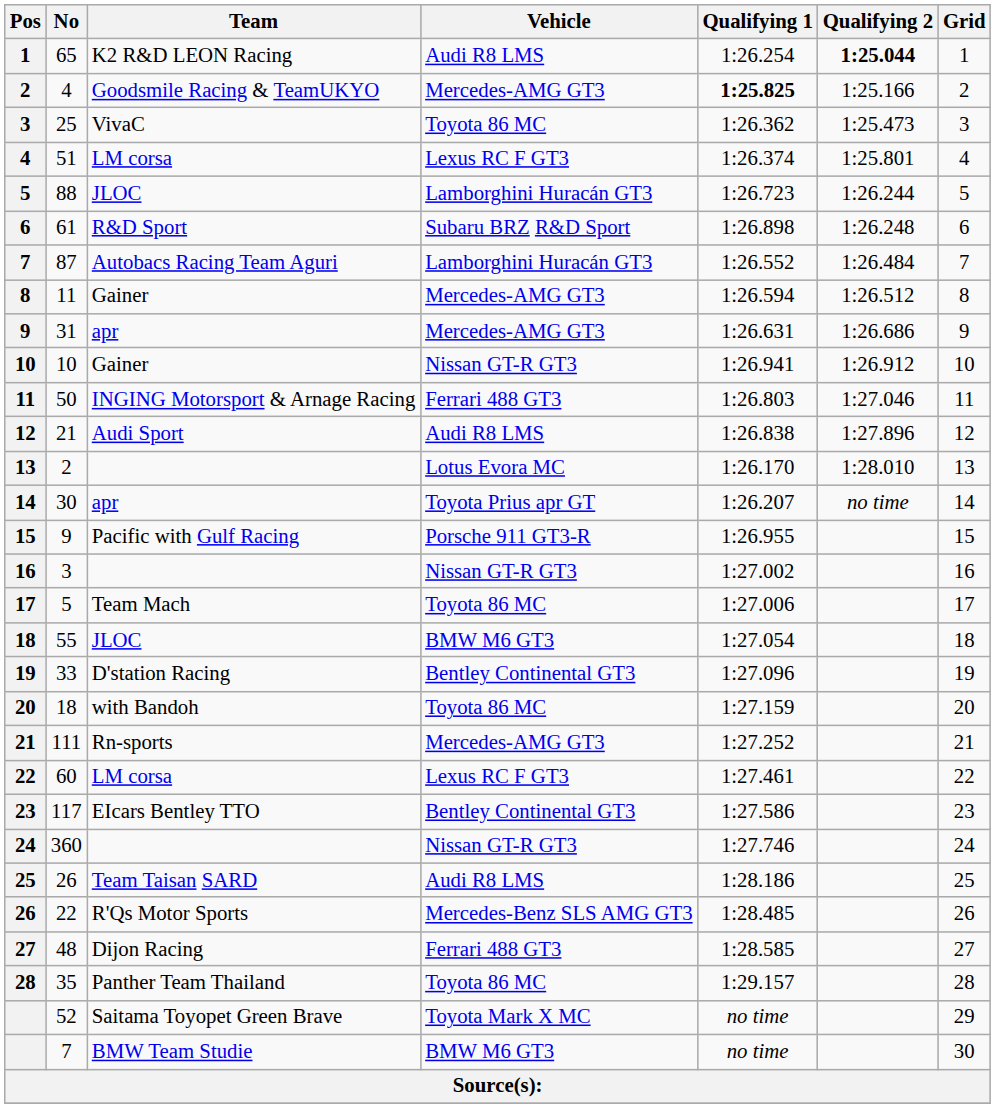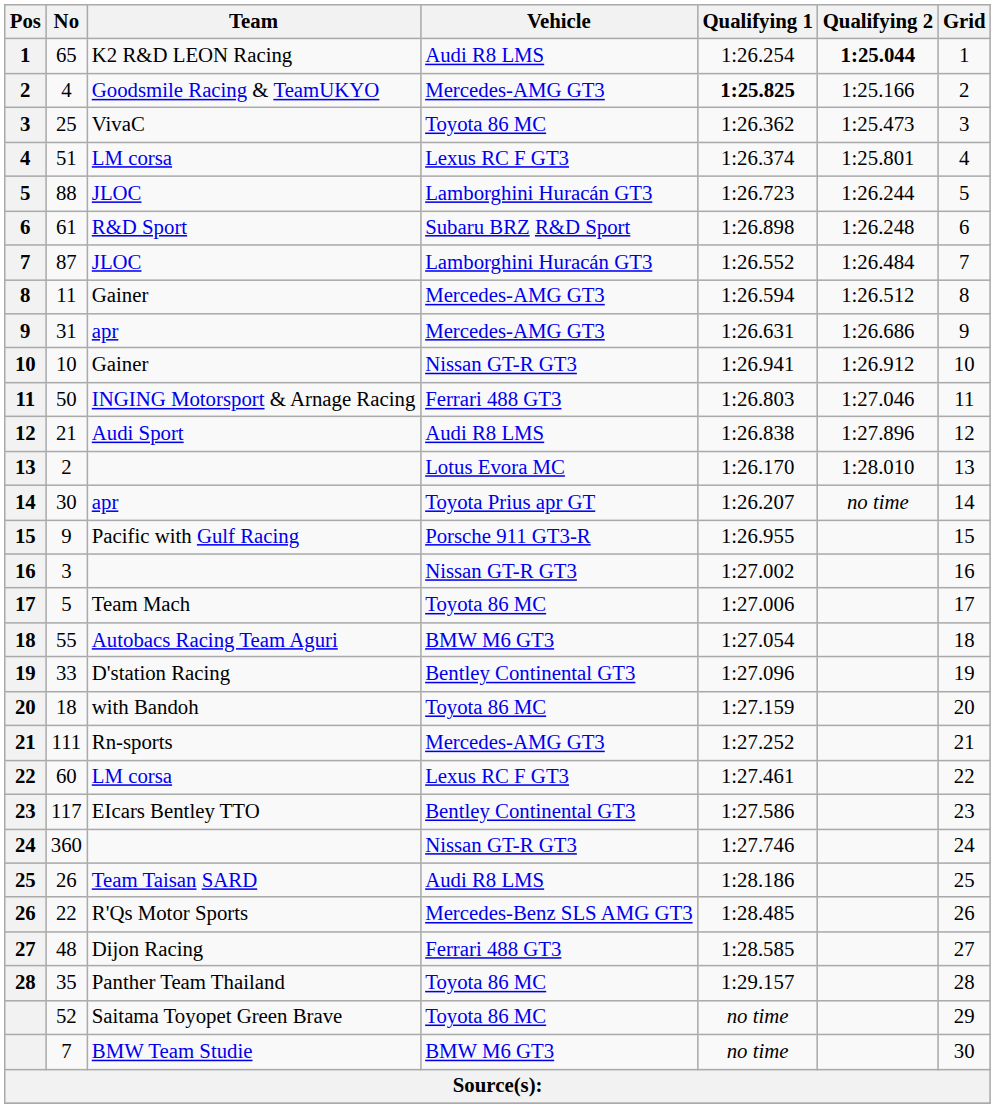(215, 261) Autobacs Racing Team Aguri -> (117, 261) JLOC
(117, 639) JLOC -> (215, 639) Autobacs Racing Team Aguri
(508, 1016) Toyota Mark X MC -> (486, 1016) Toyota 86 MC
